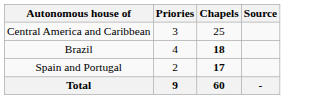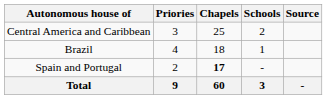+ column: (262, 13)
(219, 49) bold -> (219, 49) normal
